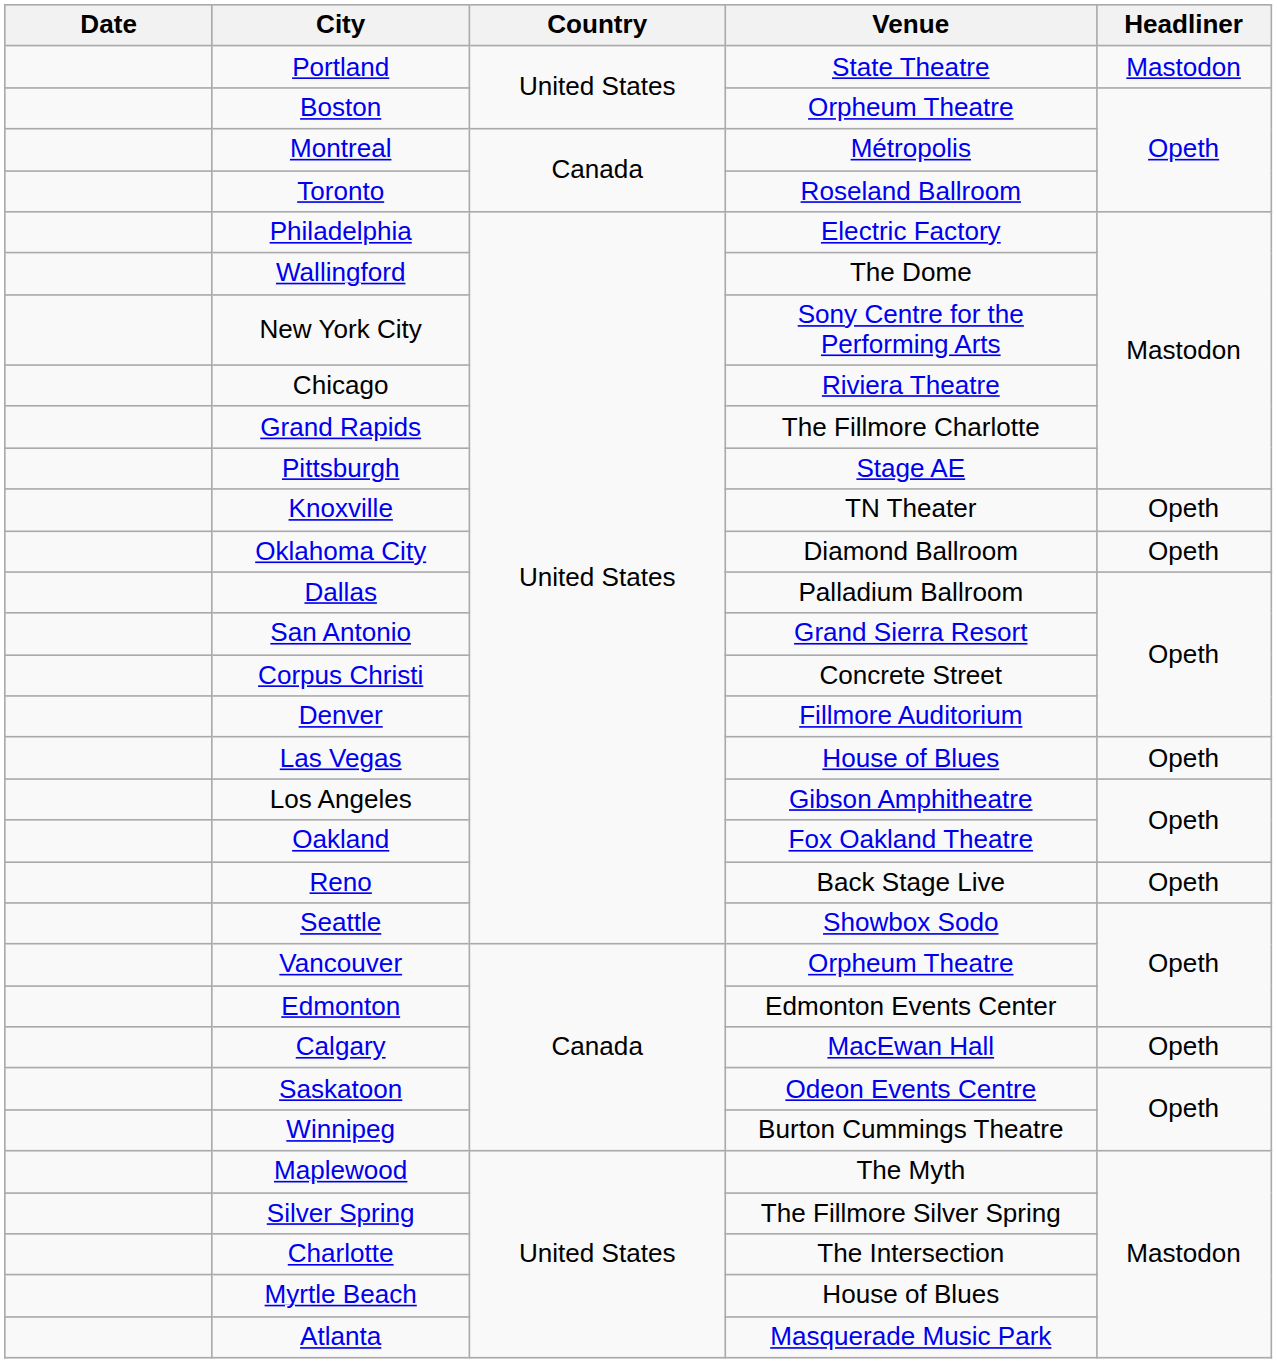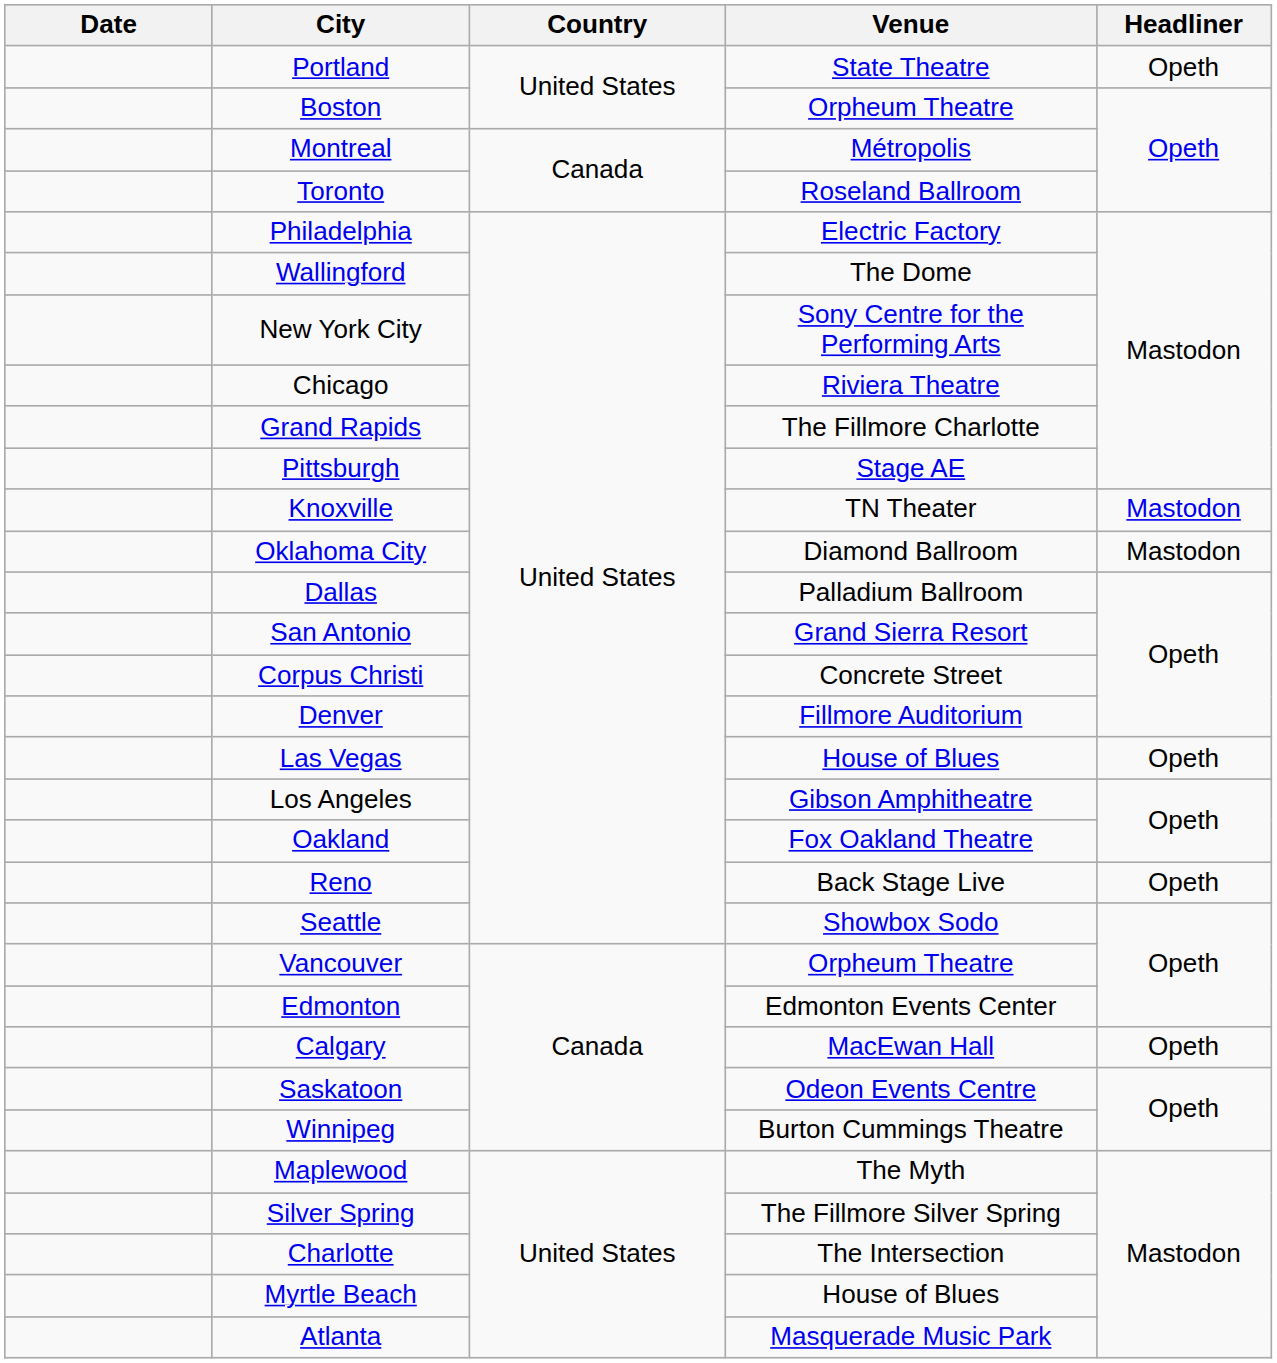(1184, 66) Mastodon -> (1184, 66) Opeth
(1184, 509) Opeth -> (1184, 509) Mastodon
(1184, 550) Opeth -> (1184, 550) Mastodon
